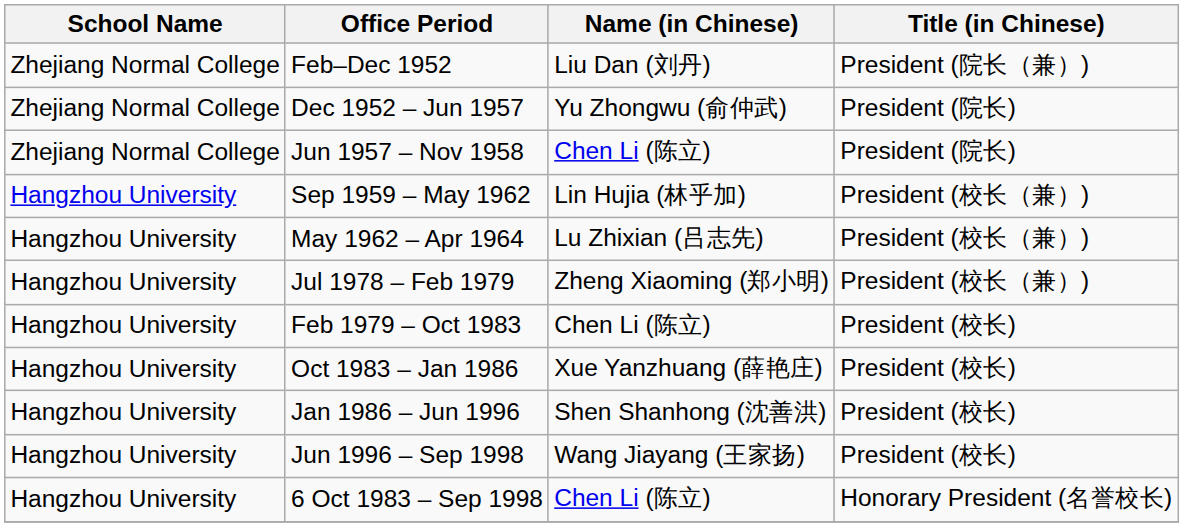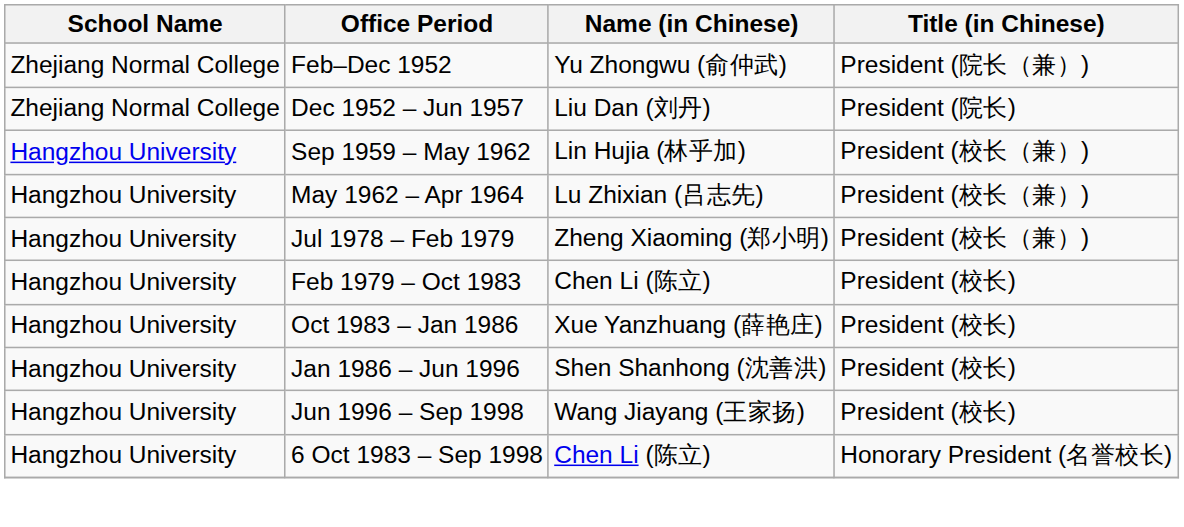(632, 64) Liu Dan (刘丹) -> (671, 64) Yu Zhongwu (俞仲武)
(671, 107) Yu Zhongwu (俞仲武) -> (632, 107) Liu Dan (刘丹)
- row: (407, 151)
